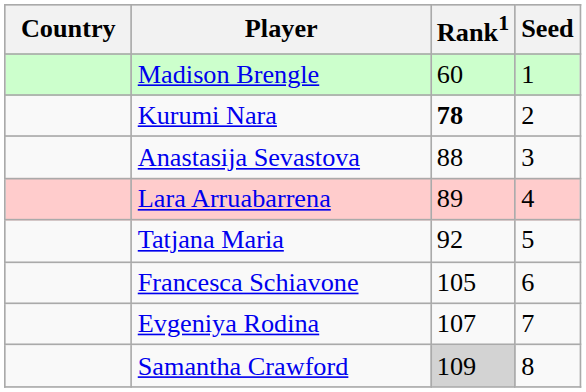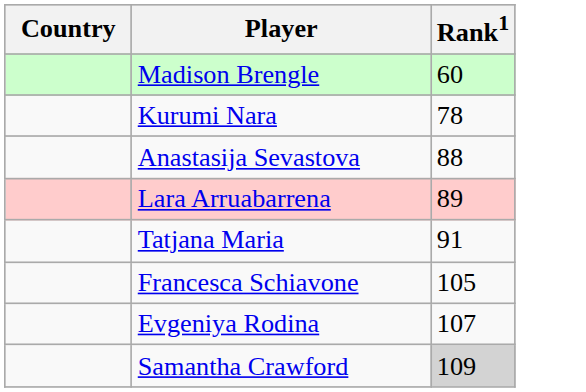- column: (547, 28)
(450, 115) bold -> (450, 115) normal
(450, 240) 92 -> (450, 240) 91
